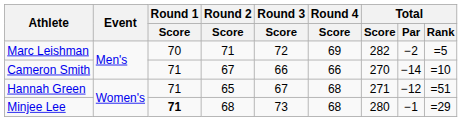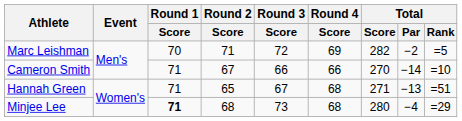(411, 89) −12 -> (411, 89) −13
(411, 108) −1 -> (411, 108) −4
